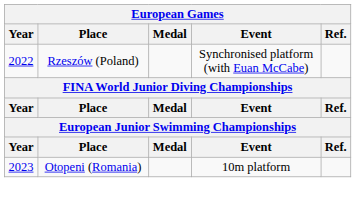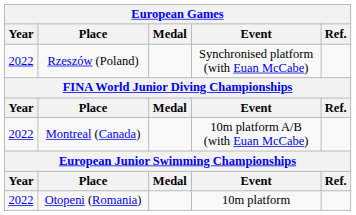+ row: (93, 134)
(21, 166) 2023 -> (21, 200) 2022
